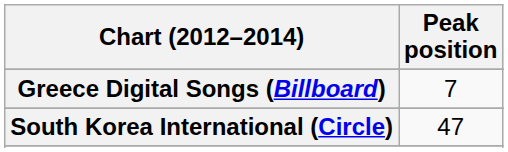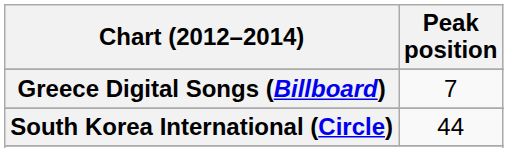(451, 126) 47 -> (451, 126) 44
